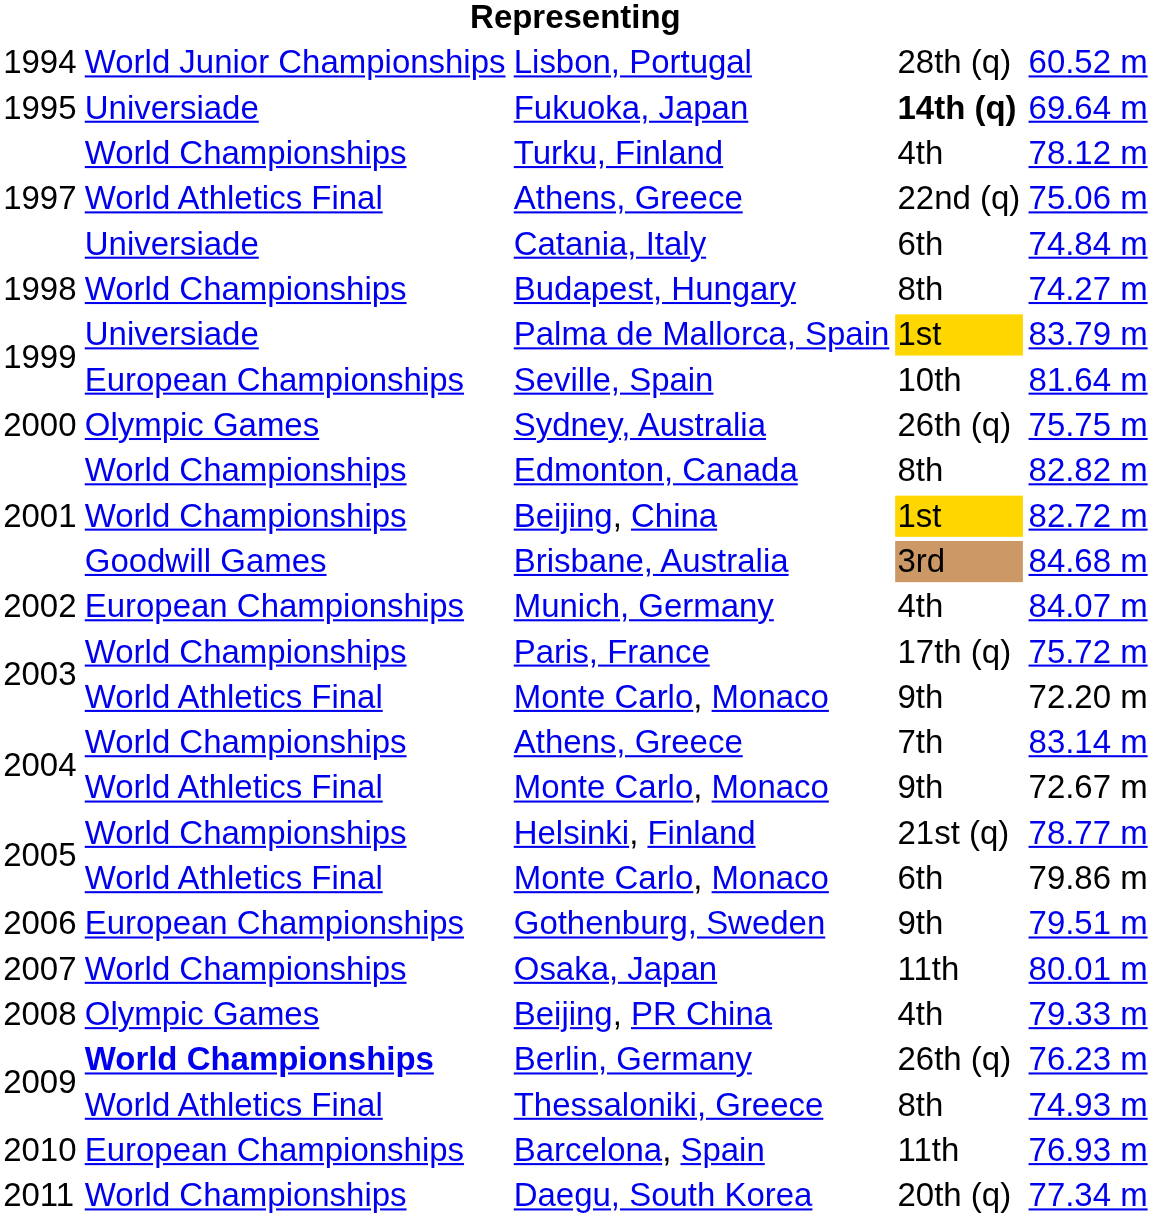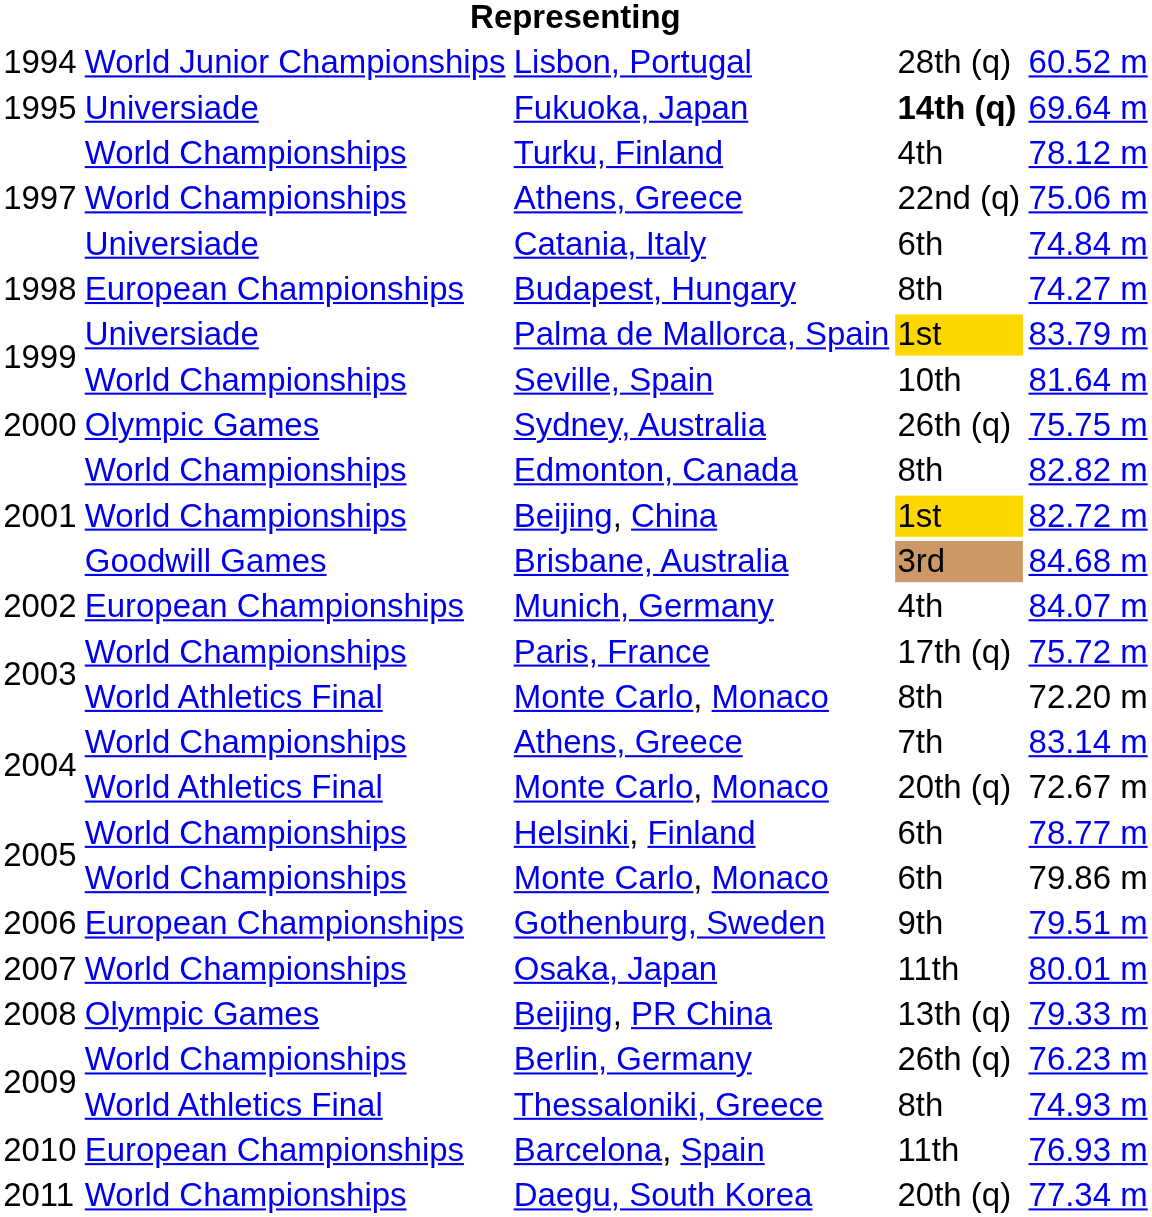(234, 198) World Athletics Final -> (246, 198) World Championships
(246, 289) World Championships -> (274, 289) European Championships
(274, 379) European Championships -> (246, 379) World Championships
(920, 696) 9th -> (920, 696) 8th
(920, 787) 9th -> (954, 787) 20th (q)
(953, 832) 21st (q) -> (920, 832) 6th
(234, 878) World Athletics Final -> (246, 878) World Championships
(920, 1014) 4th -> (954, 1014) 13th (q)
(259, 1059) bold -> (246, 1059) normal
